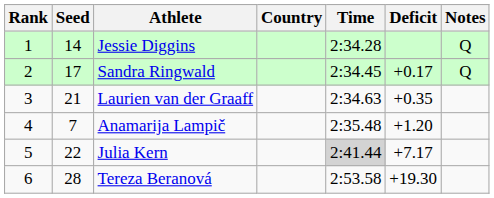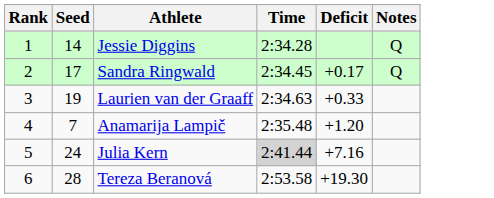- column: (292, 17)
(73, 98) 21 -> (73, 98) 19
(413, 98) +0.35 -> (344, 98) +0.33
(73, 152) 22 -> (73, 152) 24
(413, 152) +7.17 -> (344, 152) +7.16
